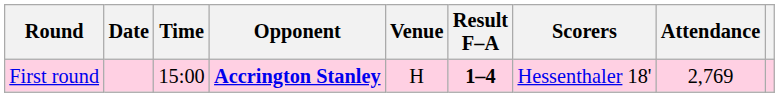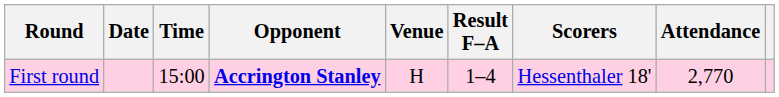(480, 75) bold -> (480, 75) normal
(711, 75) 2,769 -> (711, 75) 2,770
